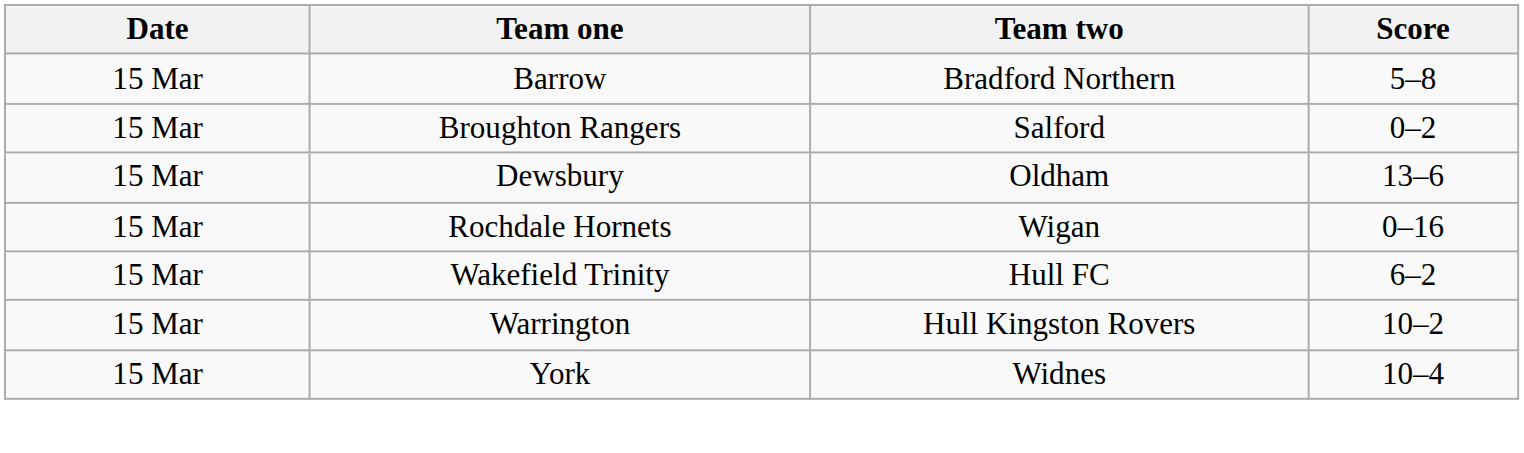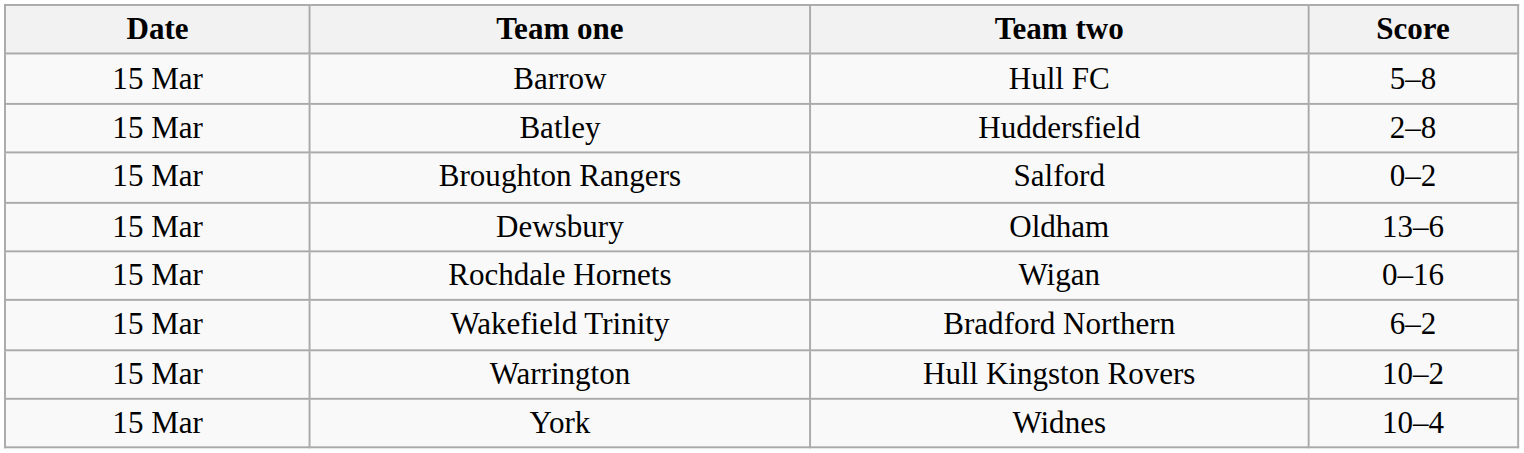(1059, 78) Bradford Northern -> (1059, 78) Hull FC
+ row: (560, 127)
(1059, 275) Hull FC -> (1059, 324) Bradford Northern
